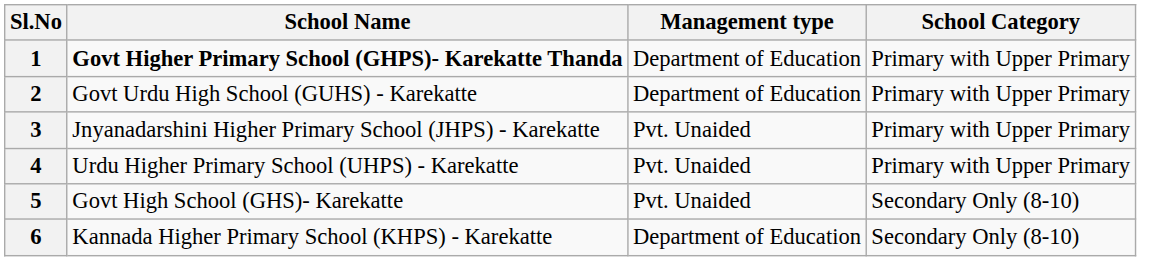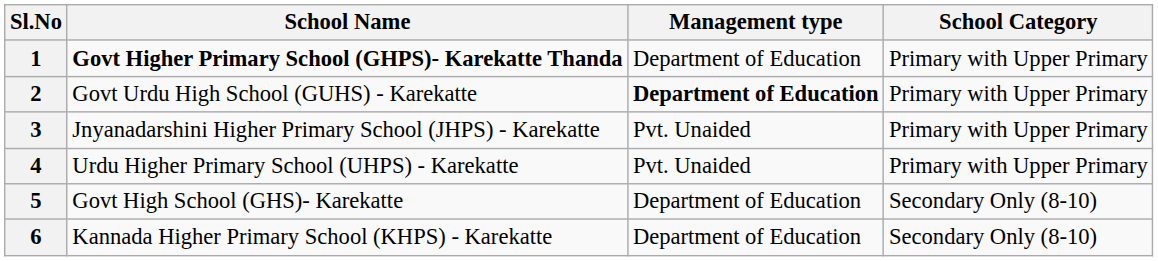(747, 93) normal -> (756, 93) bold
(692, 201) Pvt. Unaided -> (747, 201) Department of Education
